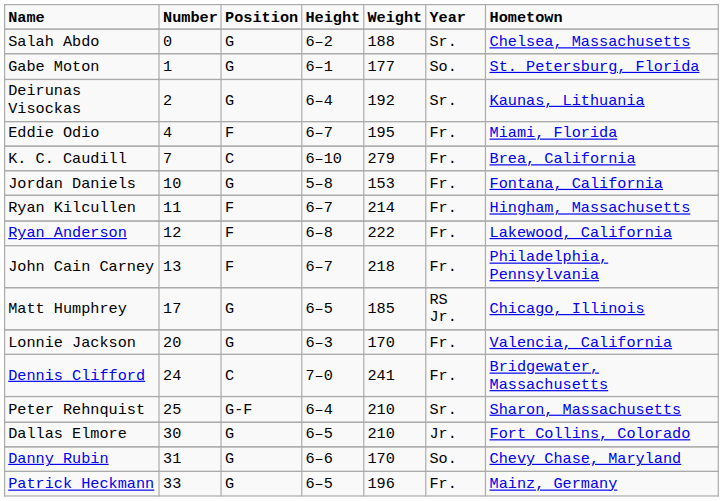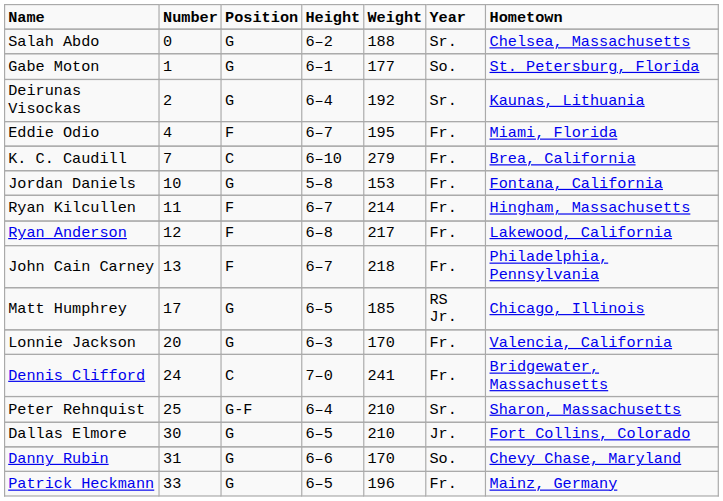(381, 233) 222 -> (381, 233) 217
